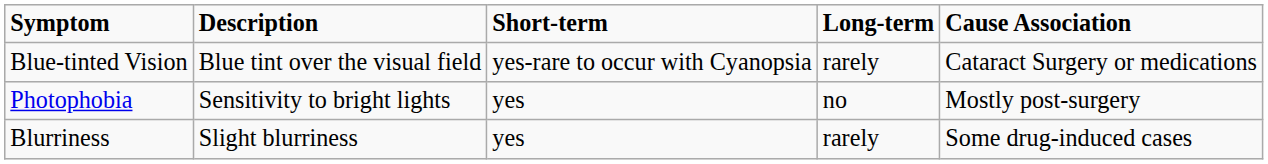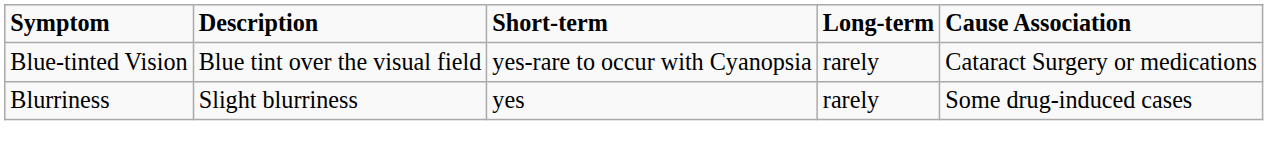- row: (71, 100)
